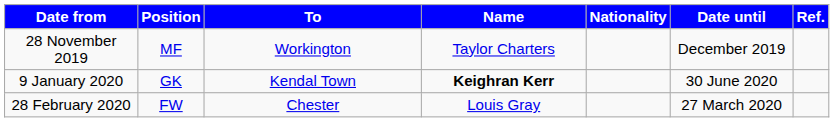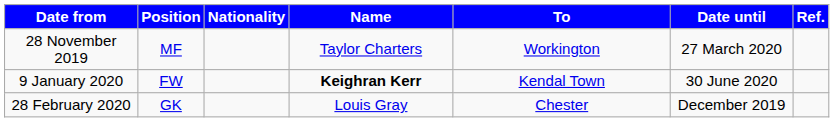columns swapped: (628, 17) <-> (313, 17)
(732, 49) December 2019 -> (732, 49) 27 March 2020
(171, 81) GK -> (171, 81) FW
(171, 105) FW -> (171, 105) GK
(732, 105) 27 March 2020 -> (732, 105) December 2019
